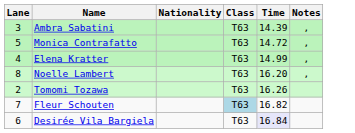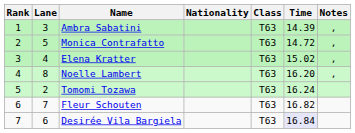+ column: (18, 12)
(273, 58) 14.99 -> (301, 58) 15.02
(273, 89) 16.26 -> (301, 89) 16.24
(240, 105) lightblue background -> (268, 105) no background
